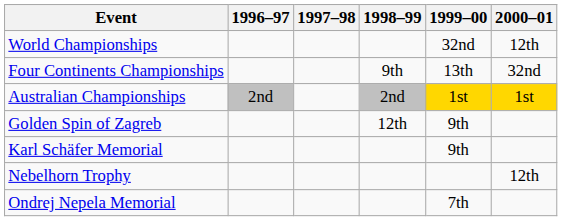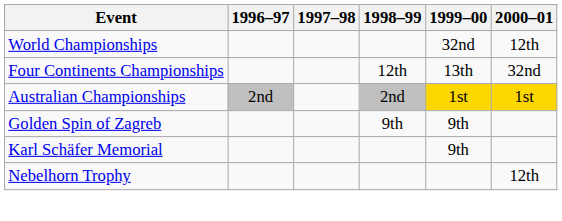(392, 70) 9th -> (392, 70) 12th
(392, 123) 12th -> (392, 123) 9th
- row: (92, 202)
